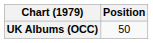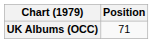(124, 30) 50 -> (124, 30) 71
